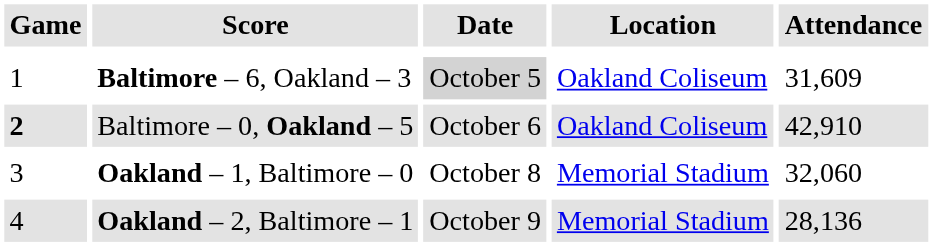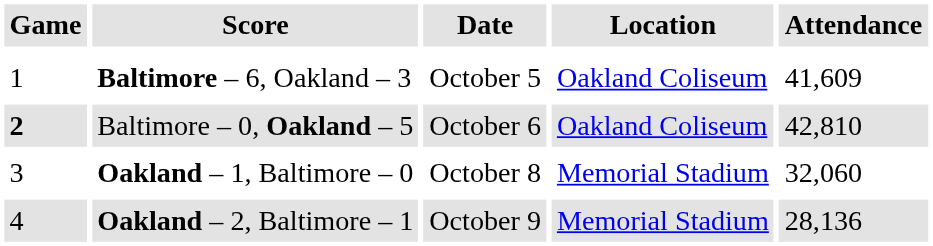(485, 77) lightgrey background -> (485, 77) no background
(823, 77) 31,609 -> (823, 77) 41,609
(823, 125) 42,910 -> (823, 125) 42,810
